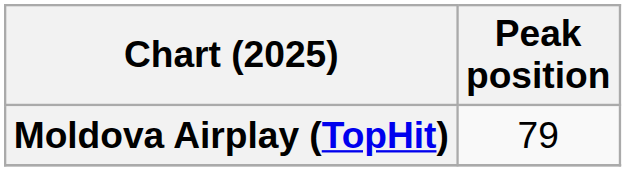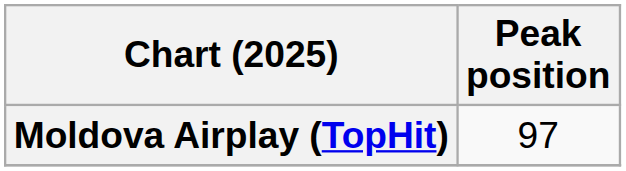(538, 134) 79 -> (538, 134) 97
